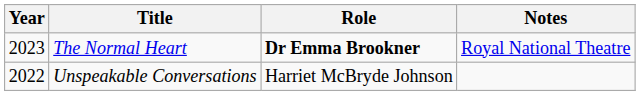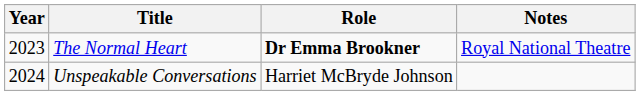(27, 76) 2022 -> (27, 76) 2024
